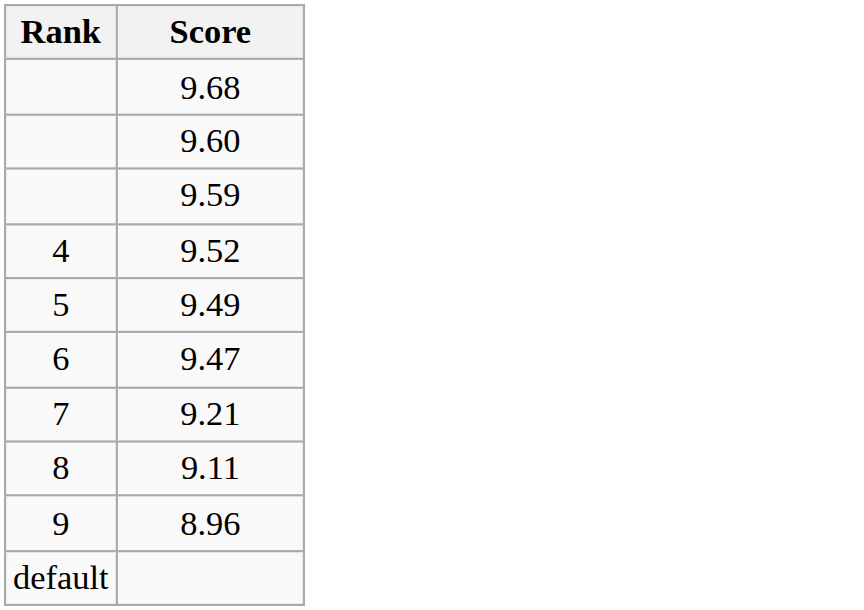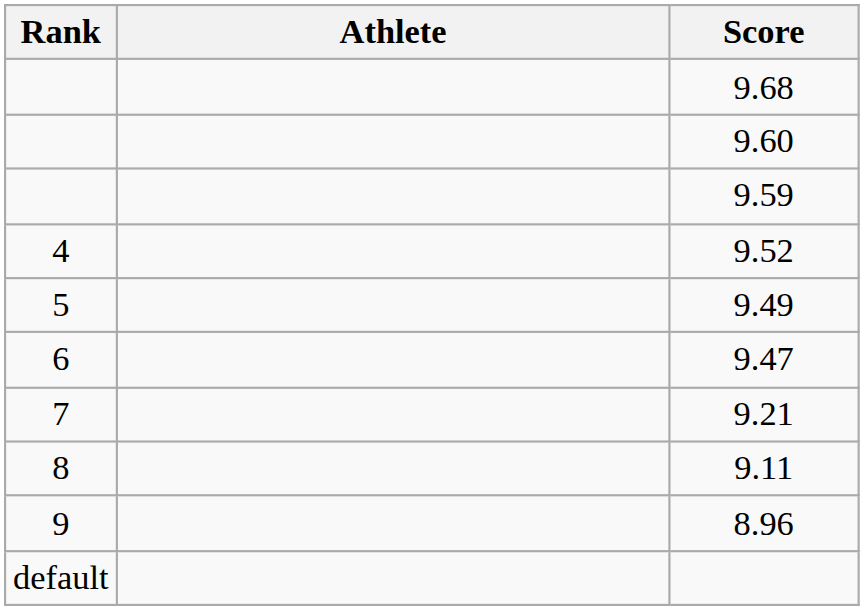+ column: (393, 31)
